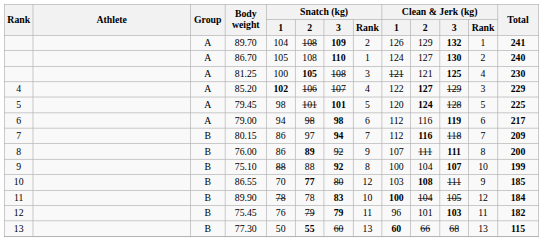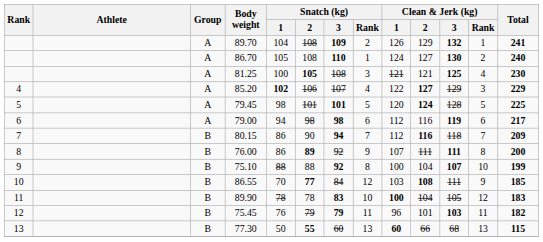(310, 136) 97 -> (310, 136) 90
(339, 182) 80 -> (339, 182) 84
(518, 197) 184 -> (518, 197) 183
